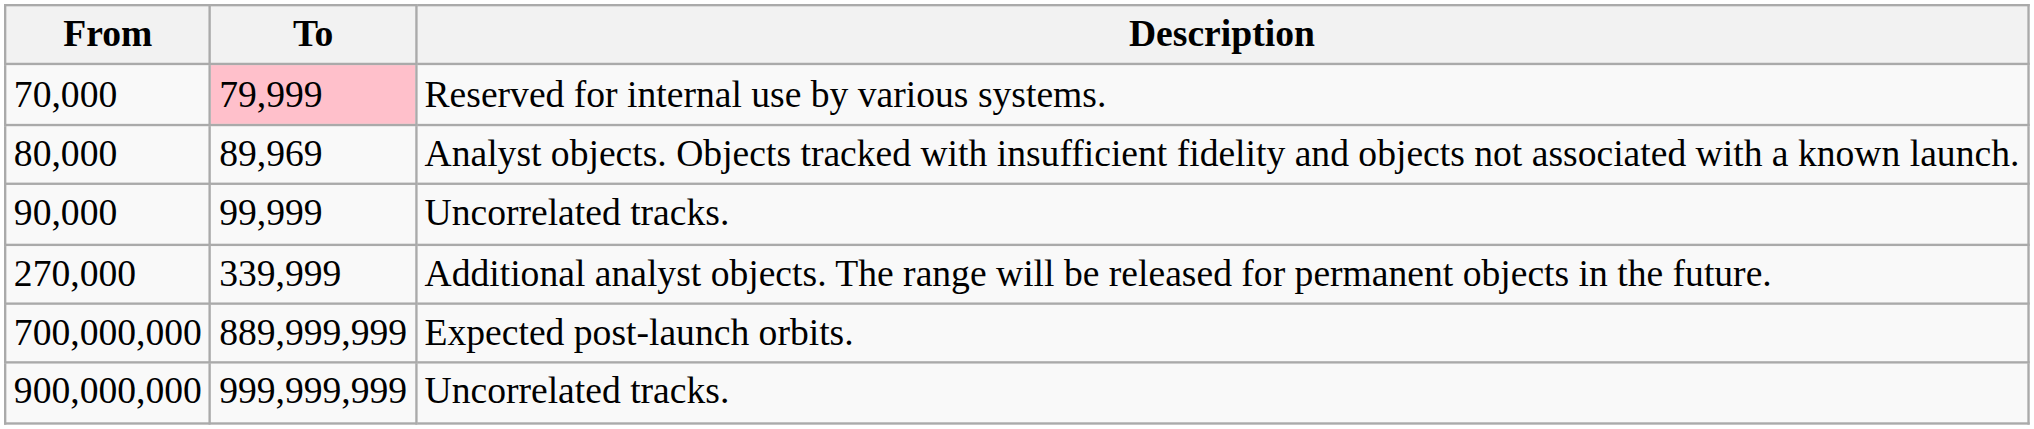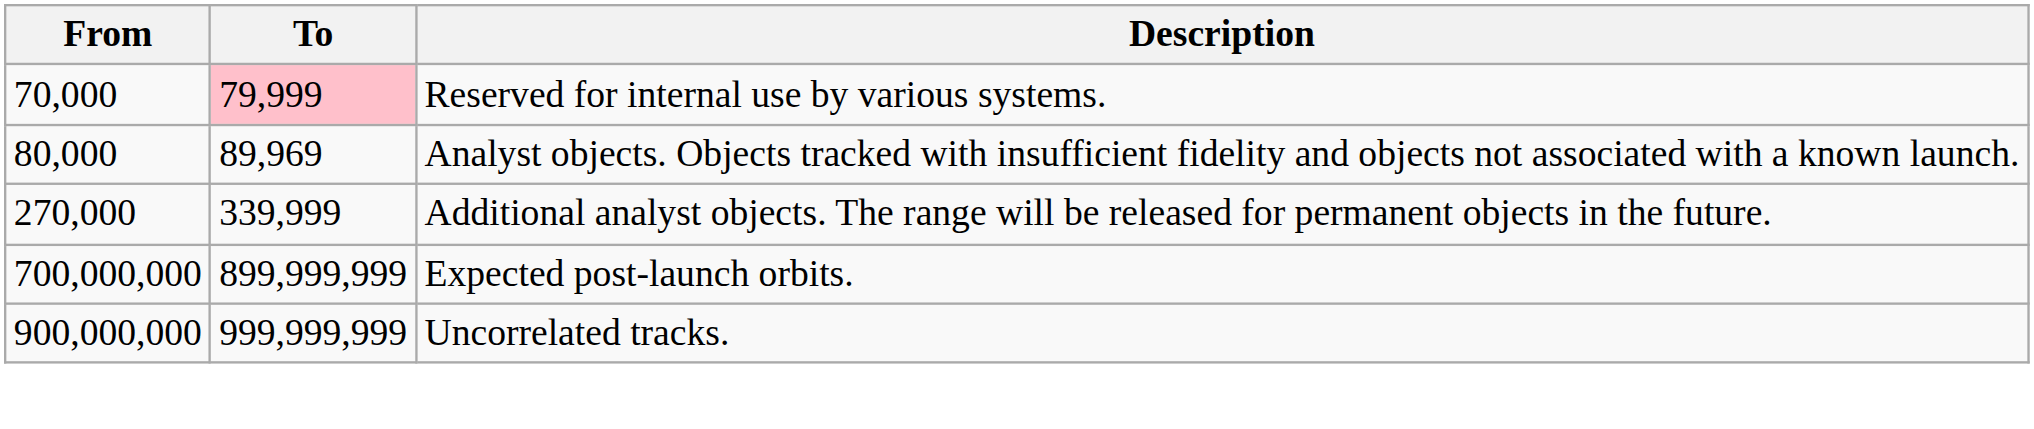- row: (66, 213)
(313, 332) 889,999,999 -> (313, 272) 899,999,999
